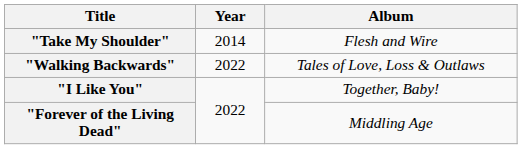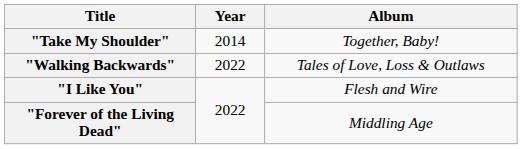(391, 41) Flesh and Wire -> (391, 41) Together, Baby!
(391, 89) Together, Baby! -> (391, 89) Flesh and Wire
